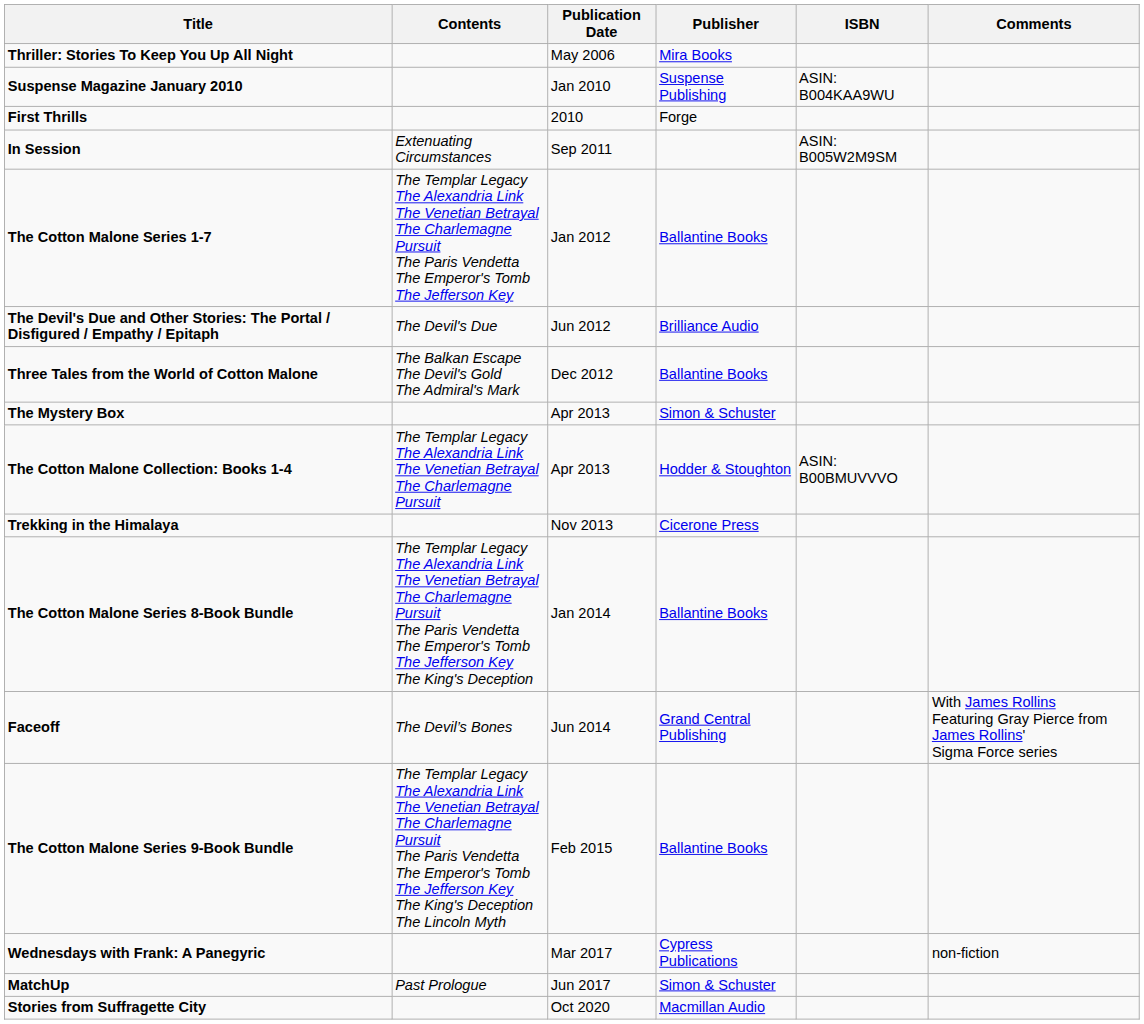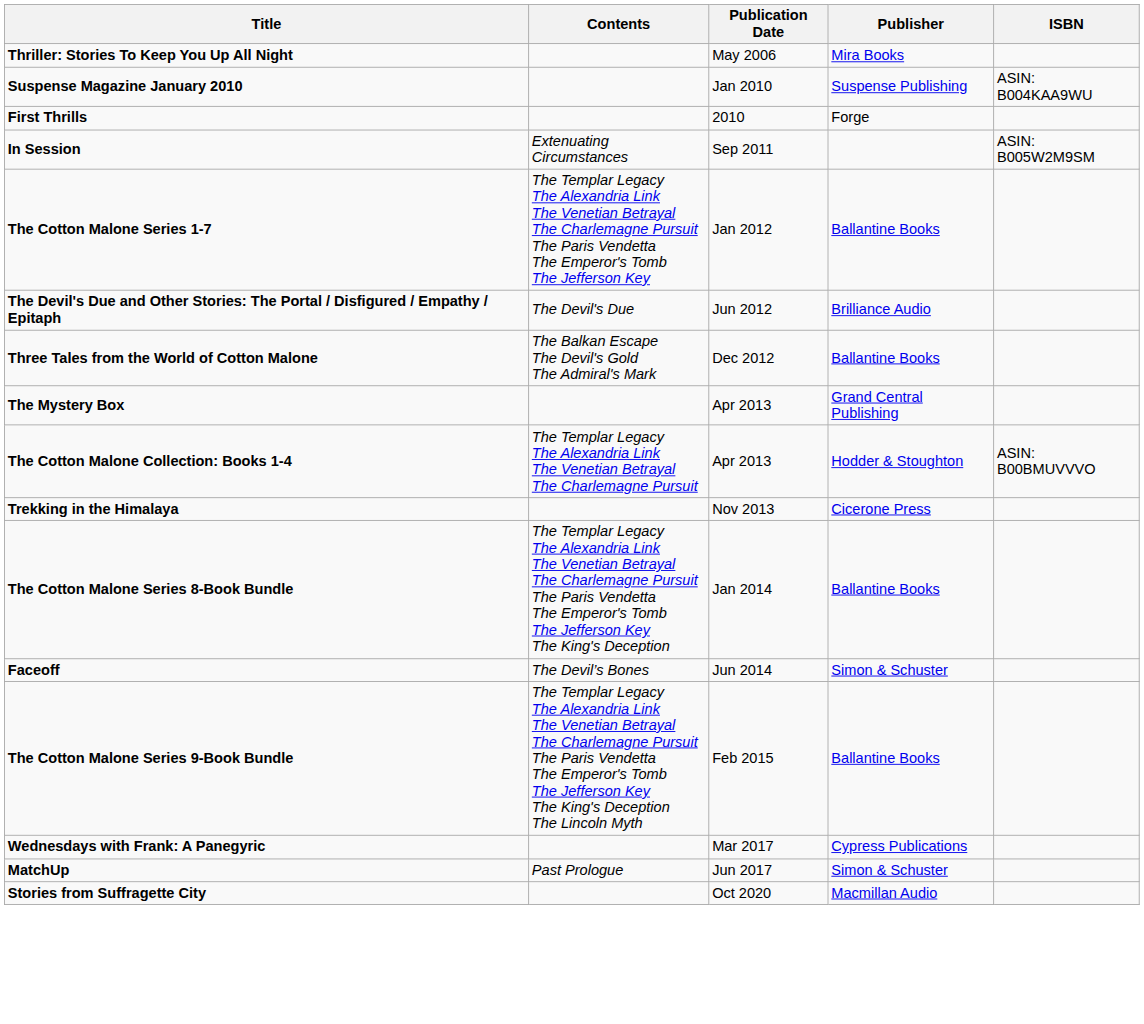- column: (1034, 24)
(717, 413) Simon & Schuster -> (877, 405) Grand Central Publishing
(705, 727) Grand Central Publishing -> (890, 669) Simon & Schuster
